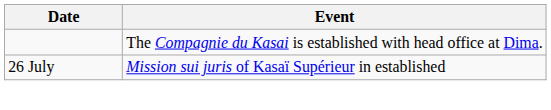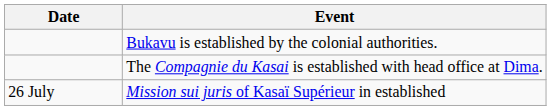+ row: (282, 42)
